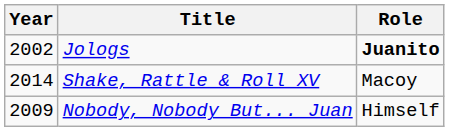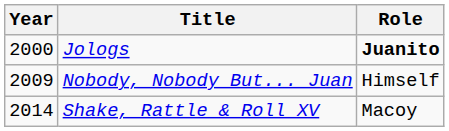(31, 50) 2002 -> (31, 50) 2000
rows swapped: (208, 111) <-> (191, 80)
